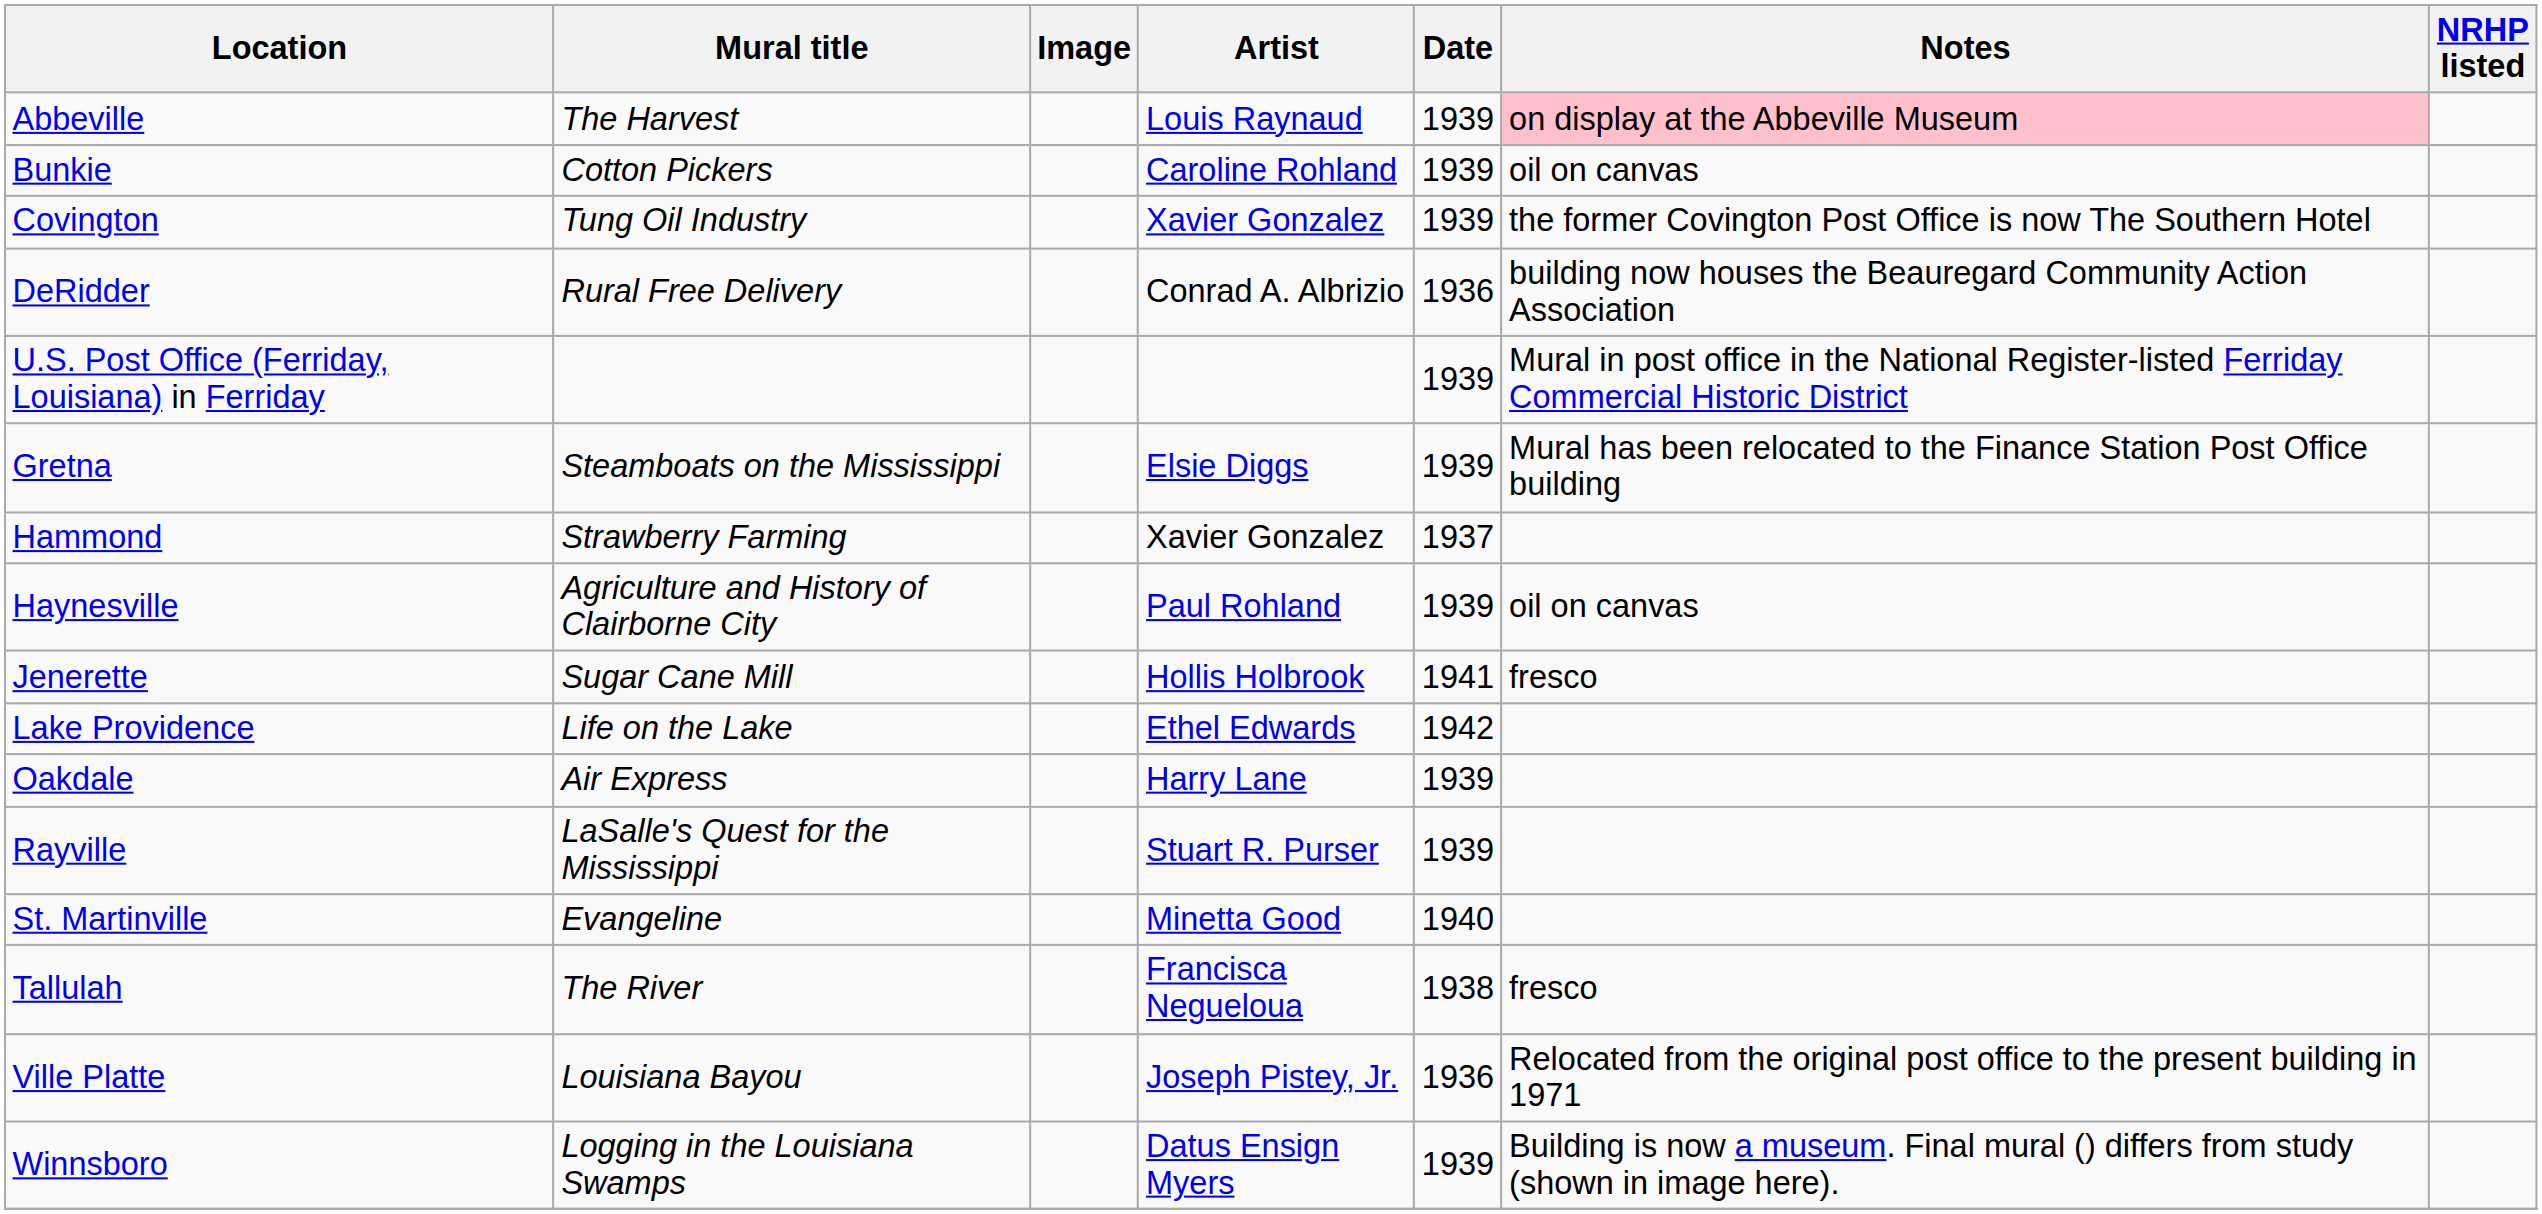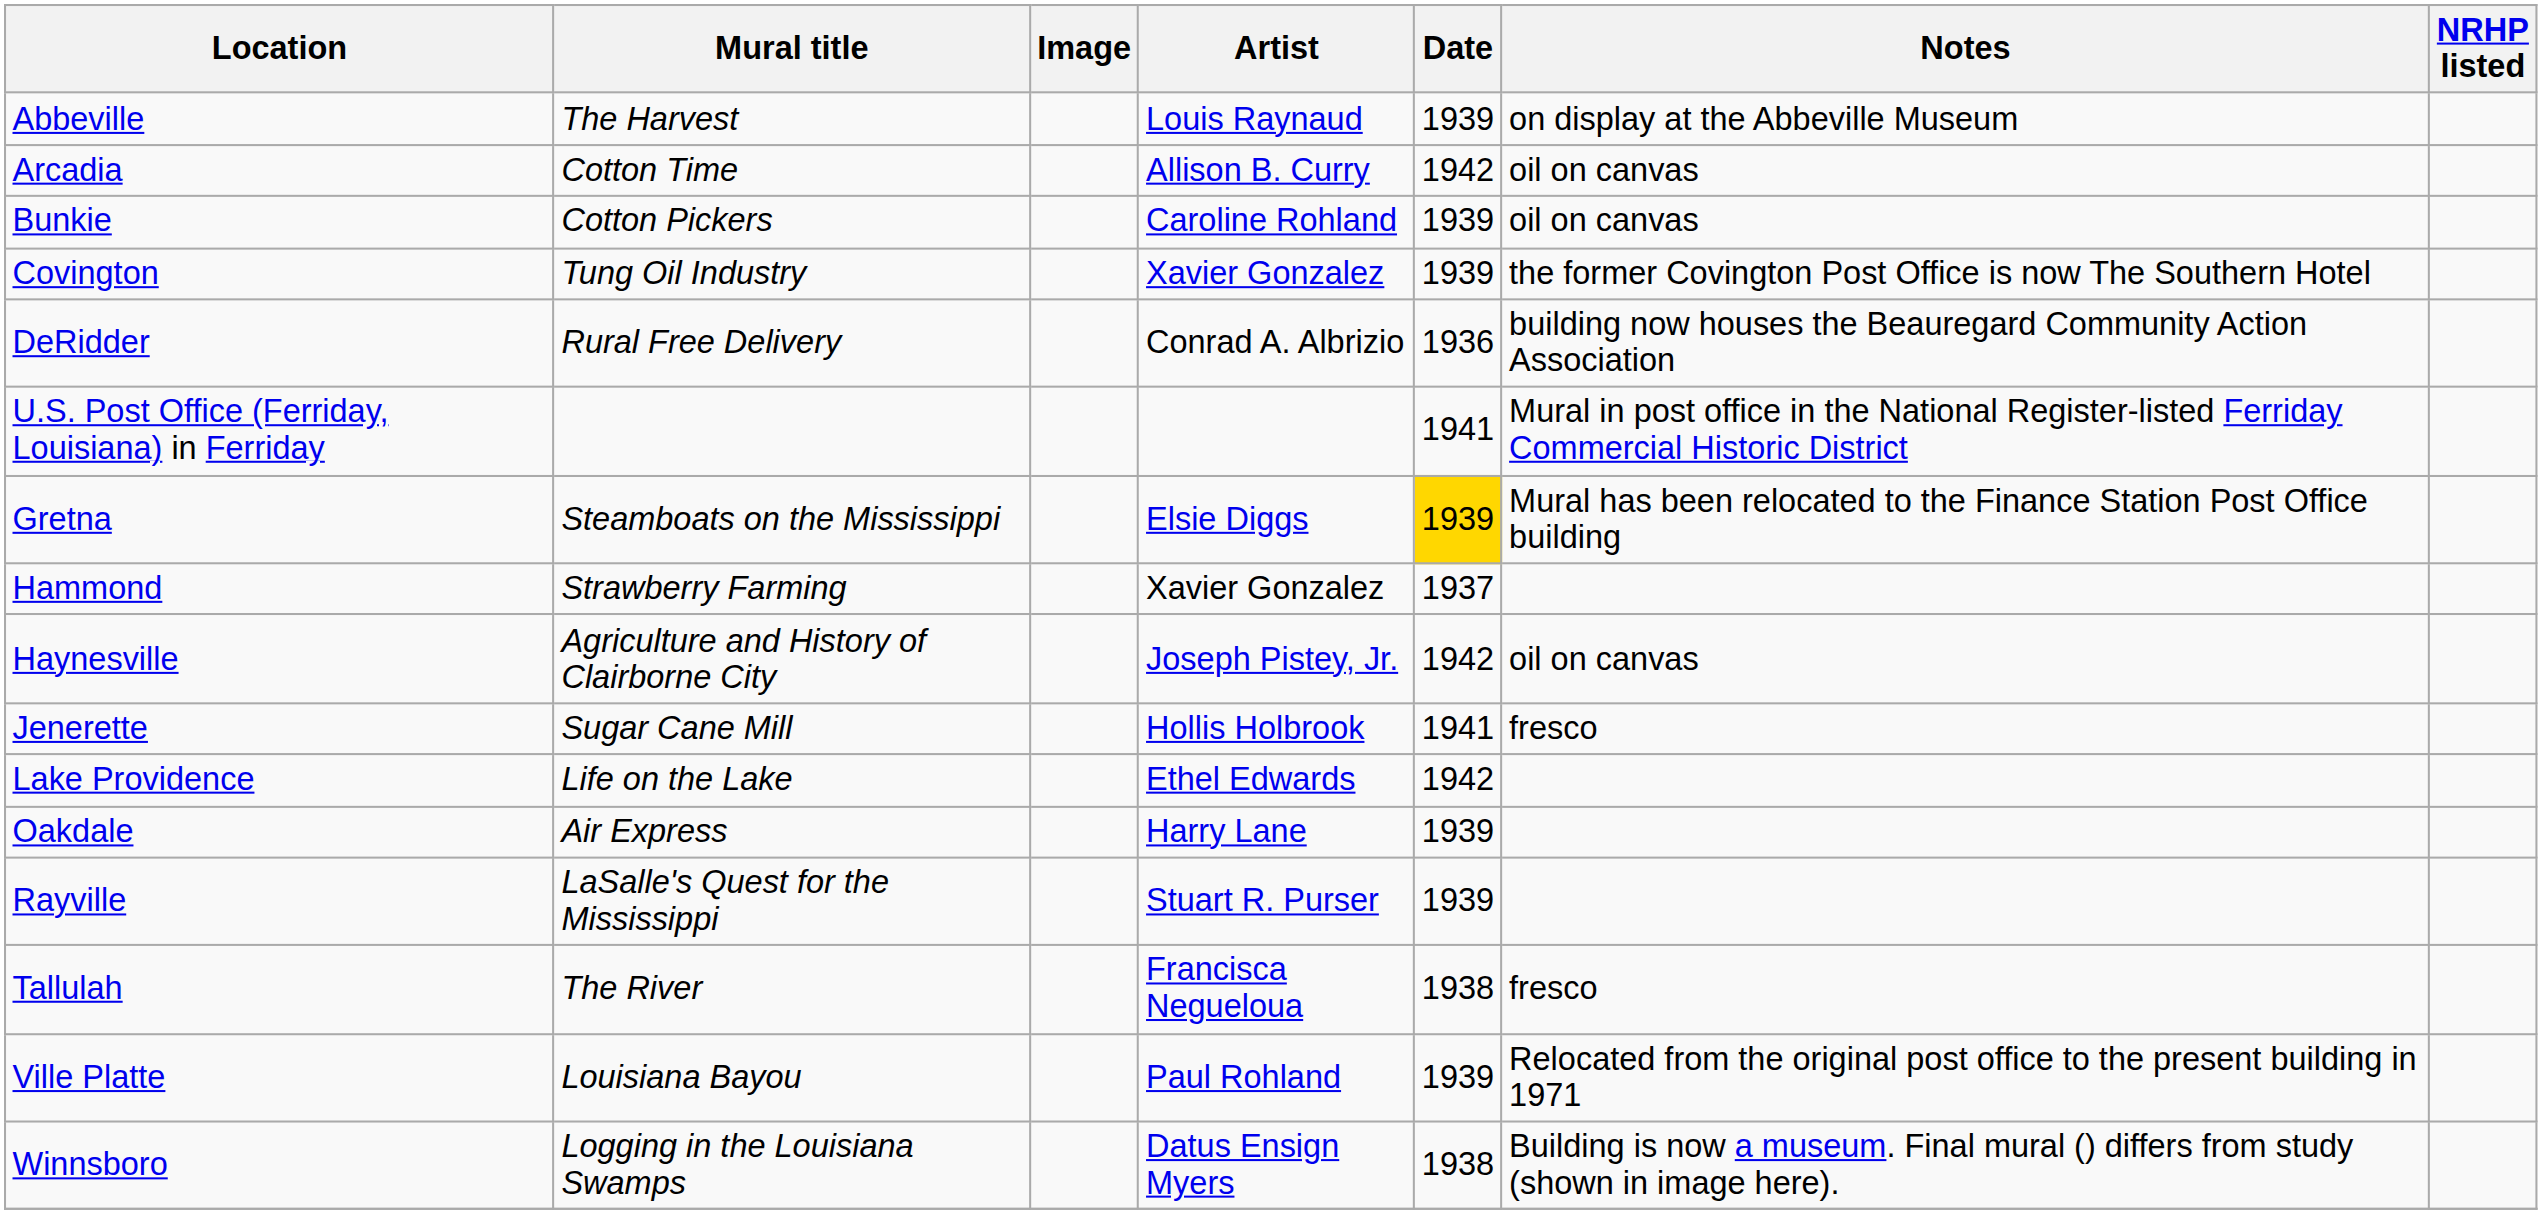(1764, 118) pink background -> (1764, 118) no background
+ row: (68, 169)
(1458, 379) 1939 -> (1458, 430) 1941
(1458, 467) no background -> (1458, 518) gold background
(1244, 606) Paul Rohland -> (1272, 658) Joseph Pistey, Jr.
(1458, 606) 1939 -> (1458, 658) 1942
- row: (110, 919)
(1272, 1076) Joseph Pistey, Jr. -> (1244, 1076) Paul Rohland
(1458, 1076) 1936 -> (1458, 1076) 1939
(1458, 1165) 1939 -> (1458, 1165) 1938
